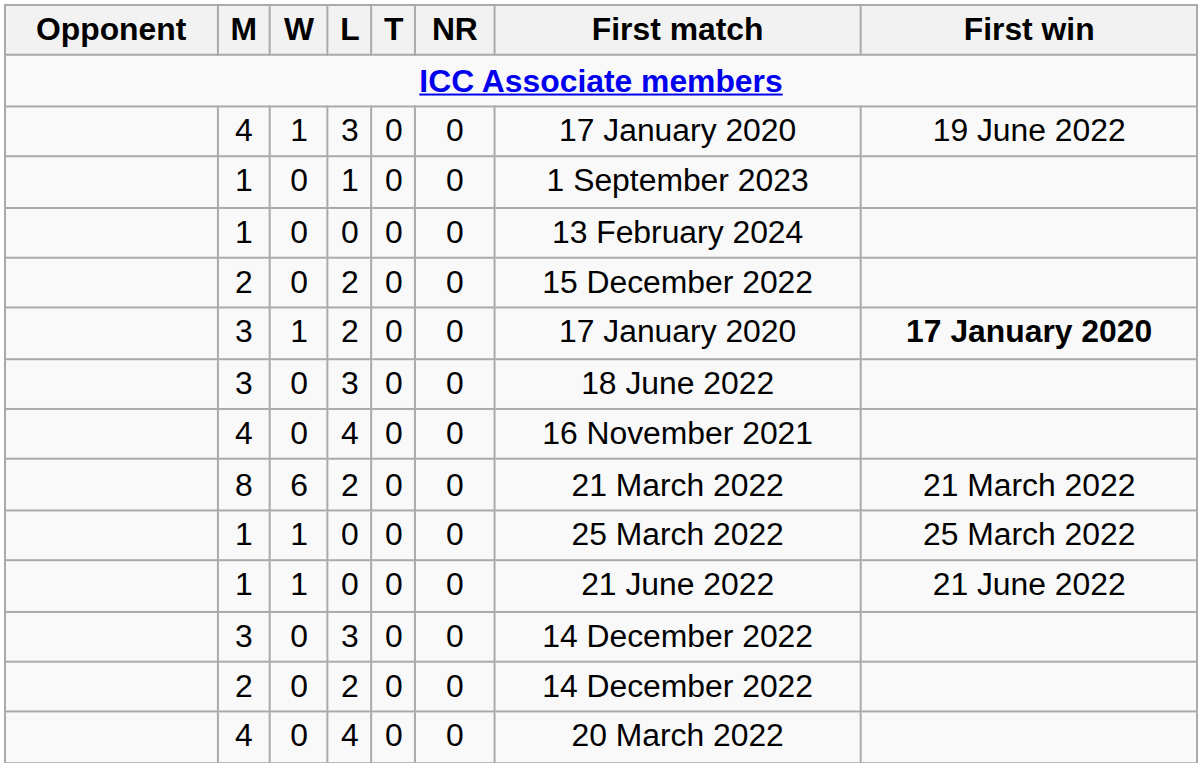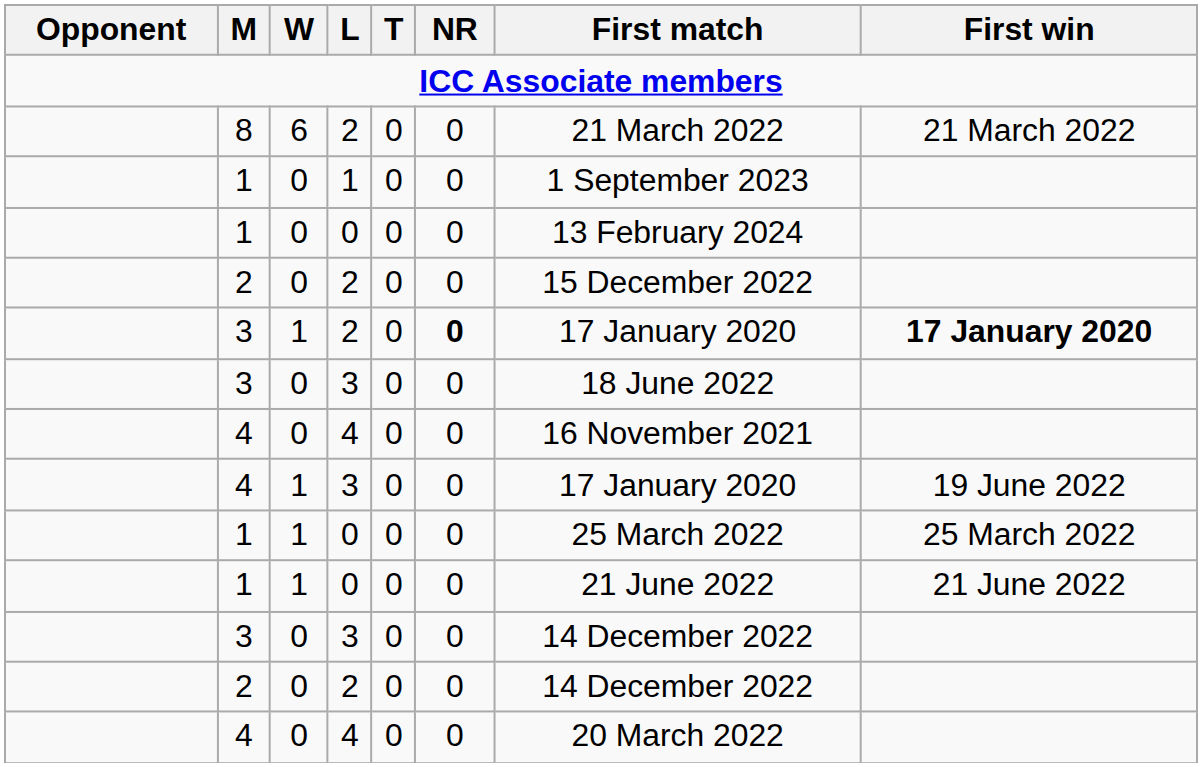rows swapped: (244, 484) <-> (244, 130)
(455, 332) normal -> (455, 332) bold
